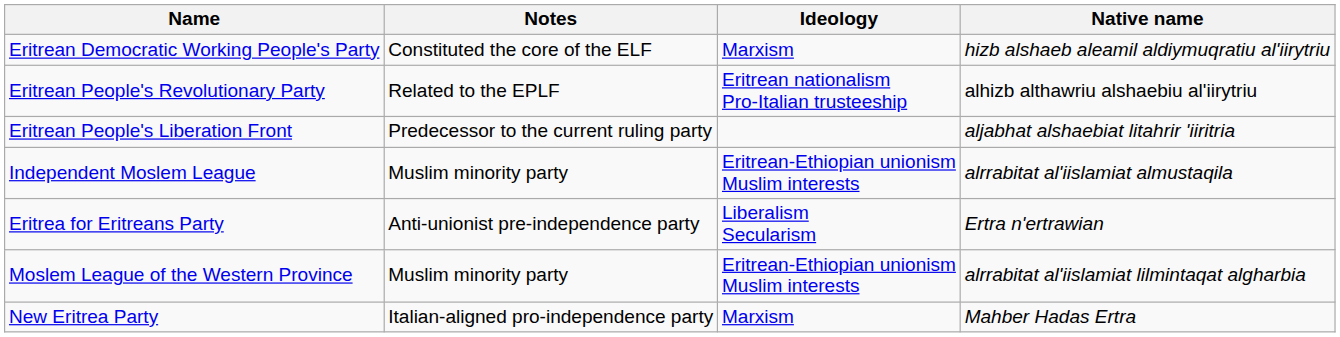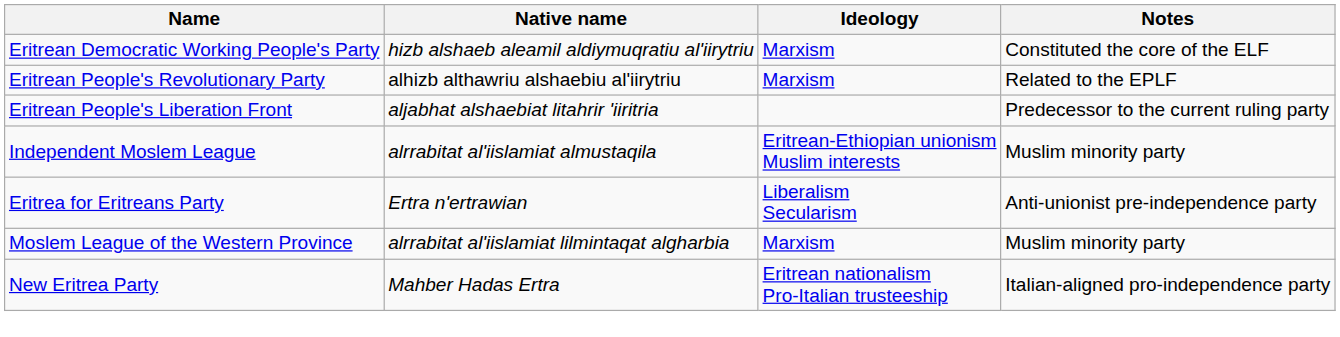columns swapped: (1147, 19) <-> (551, 19)
(815, 90) Eritrean nationalism Pro-Italian trusteeship -> (799, 79) Marxism
(839, 275) Eritrean-Ethiopian unionism Muslim interests -> (799, 243) Marxism
(758, 316) Marxism -> (855, 284) Eritrean nationalism Pro-Italian trusteeship
